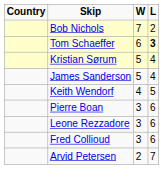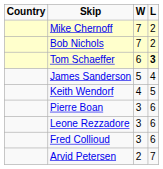+ row: (81, 28)
- row: (83, 60)
